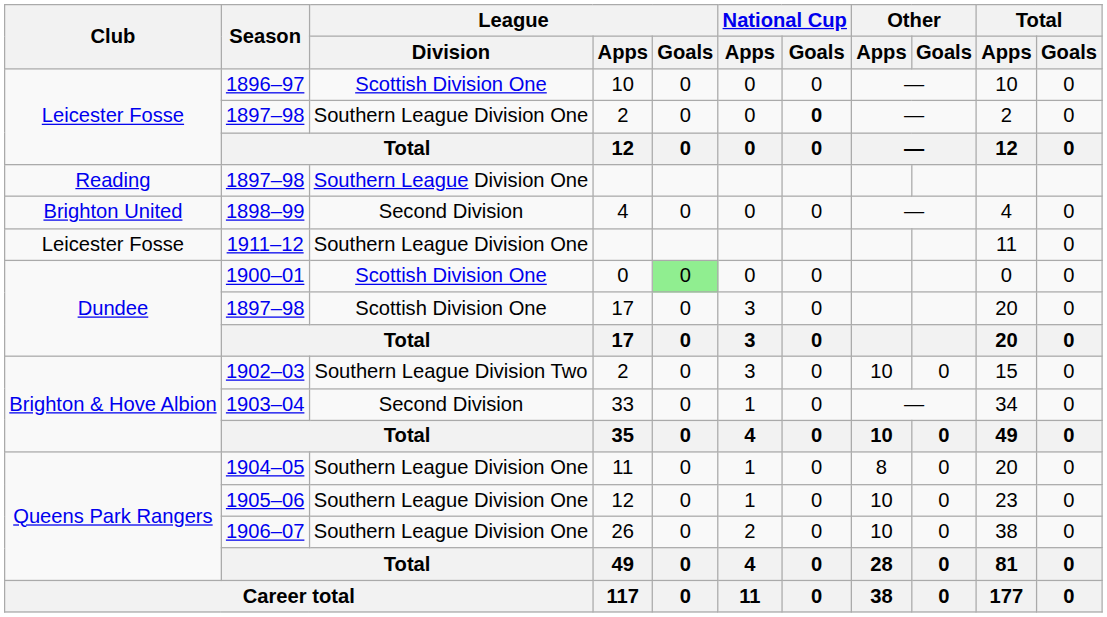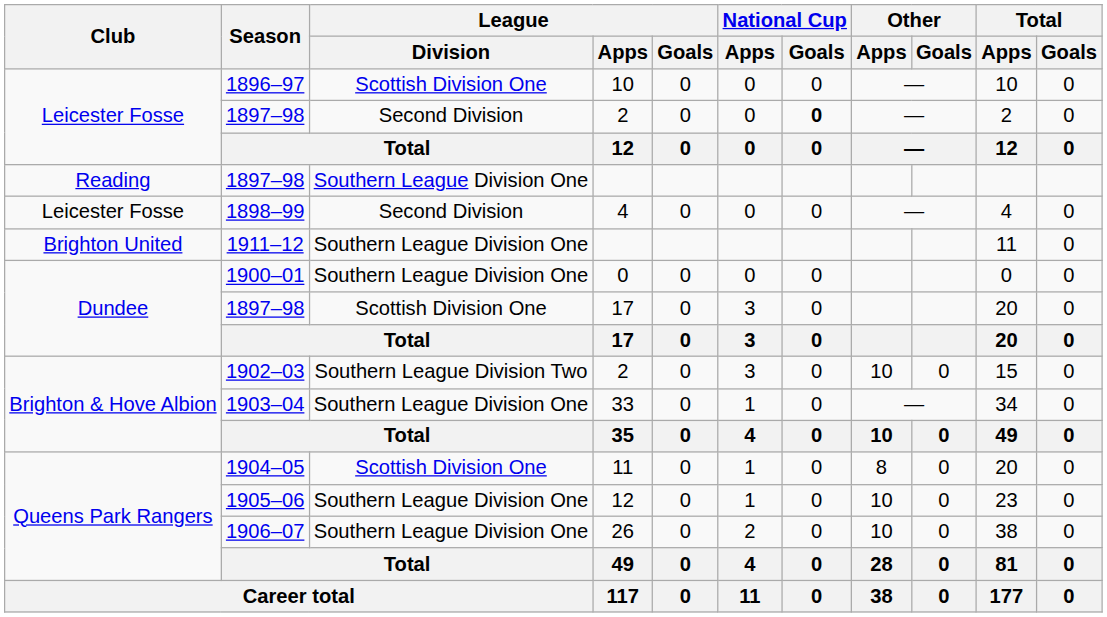(451, 116) Southern League Division One -> (451, 116) Second Division
(113, 212) Brighton United -> (113, 212) Leicester Fosse
(113, 244) Leicester Fosse -> (113, 244) Brighton United
(451, 276) Scottish Division One -> (451, 276) Southern League Division One
(685, 276) lightgreen background -> (685, 276) no background
(451, 404) Second Division -> (451, 404) Southern League Division One
(451, 468) Southern League Division One -> (451, 468) Scottish Division One
